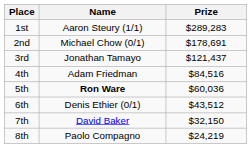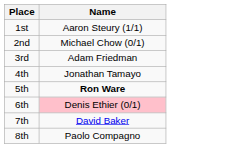- column: (206, 12)
(103, 58) Jonathan Tamayo -> (103, 58) Adam Friedman
(103, 74) Adam Friedman -> (103, 74) Jonathan Tamayo
(103, 105) no background -> (103, 105) pink background
